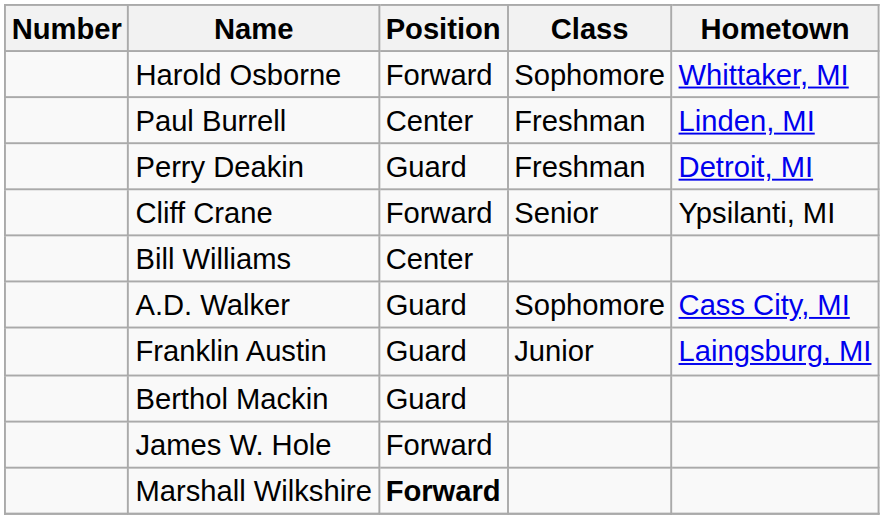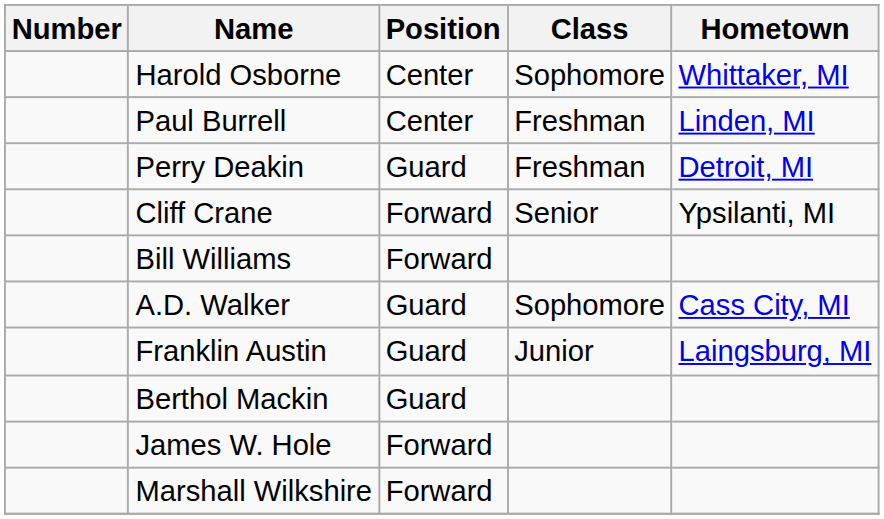(439, 74) Forward -> (429, 74) Center
(429, 259) Center -> (439, 259) Forward
(443, 490) bold -> (439, 490) normal
